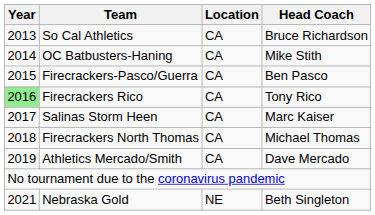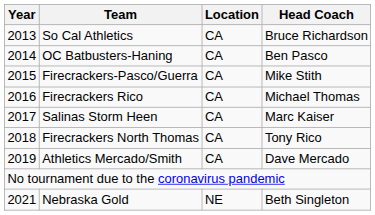(293, 55) Mike Stith -> (296, 55) Ben Pasco
(296, 76) Ben Pasco -> (293, 76) Mike Stith
(22, 96) lightgreen background -> (22, 96) no background
(293, 96) Tony Rico -> (312, 96) Michael Thomas
(312, 138) Michael Thomas -> (293, 138) Tony Rico
